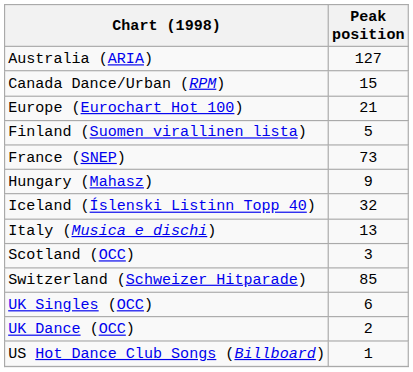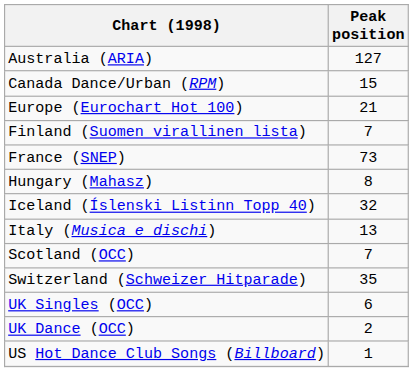(368, 133) 5 -> (368, 133) 7
(368, 182) 9 -> (368, 182) 8
(368, 255) 3 -> (368, 255) 7
(368, 280) 85 -> (368, 280) 35
